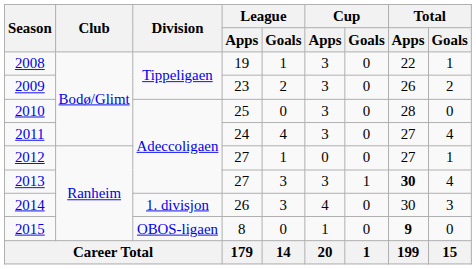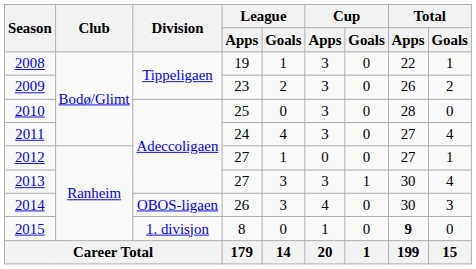(408, 181) bold -> (408, 181) normal
(177, 205) 1. divisjon -> (177, 205) OBOS-ligaen
(177, 228) OBOS-ligaen -> (177, 228) 1. divisjon
